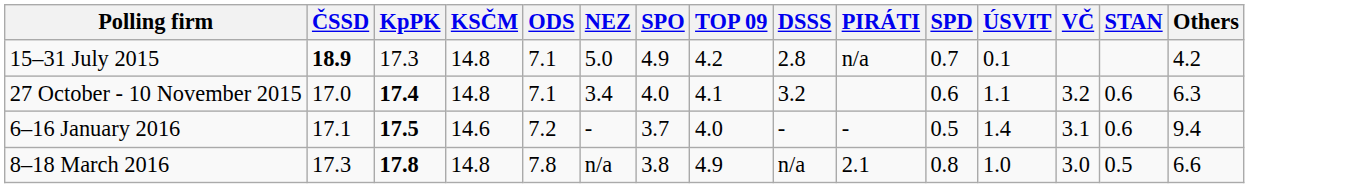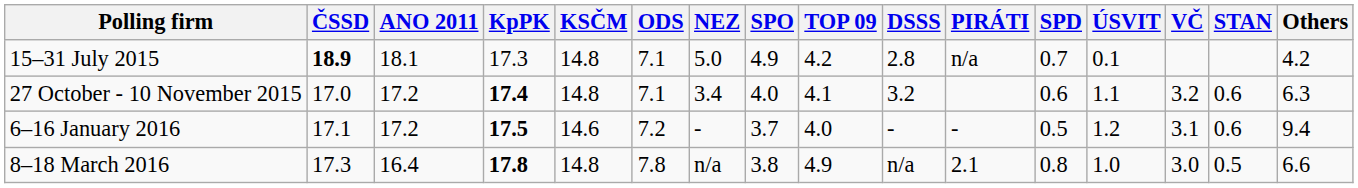+ column: (429, 22)
(997, 128) 1.4 -> (1106, 128) 1.2
